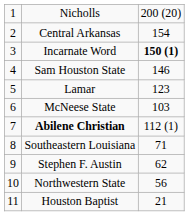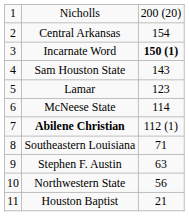(161, 70) 146 -> (161, 70) 143
(161, 107) 103 -> (161, 107) 114
(161, 164) 62 -> (161, 164) 63
